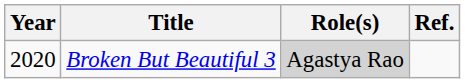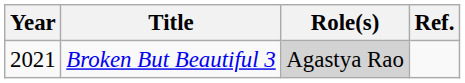(33, 58) 2020 -> (33, 58) 2021
